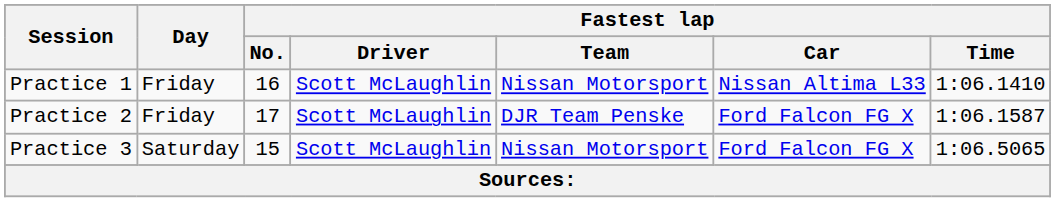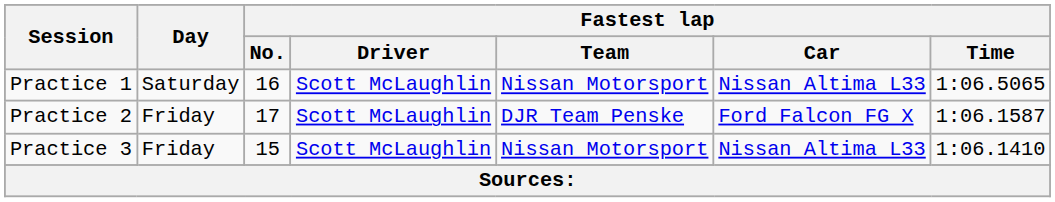(178, 85) Friday -> (191, 85) Saturday
(991, 85) 1:06.1410 -> (991, 85) 1:06.5065
(191, 149) Saturday -> (178, 149) Friday
(816, 149) Ford Falcon FG X -> (822, 149) Nissan Altima L33
(991, 149) 1:06.5065 -> (991, 149) 1:06.1410
